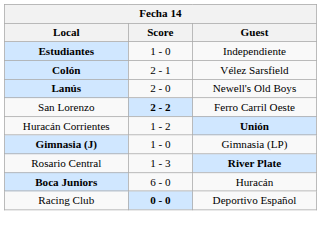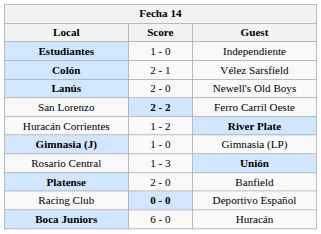(254, 125) Unión -> (254, 125) River Plate
(254, 163) River Plate -> (254, 163) Unión
+ row: (66, 181)
rows swapped: (66, 181) <-> (66, 200)
